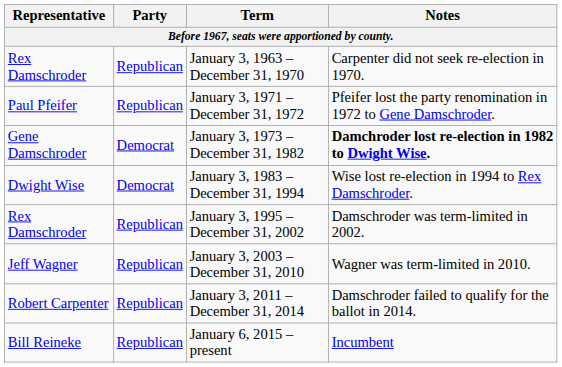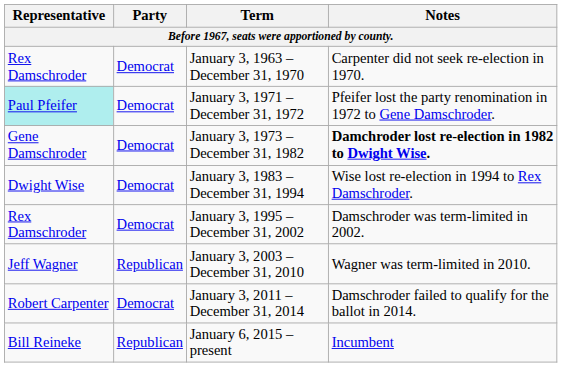(150, 66) Republican -> (145, 66) Democrat
(42, 105) no background -> (42, 105) paleturquoise background
(150, 105) Republican -> (145, 105) Democrat
(150, 224) Republican -> (145, 224) Democrat
(150, 303) Republican -> (145, 303) Democrat
